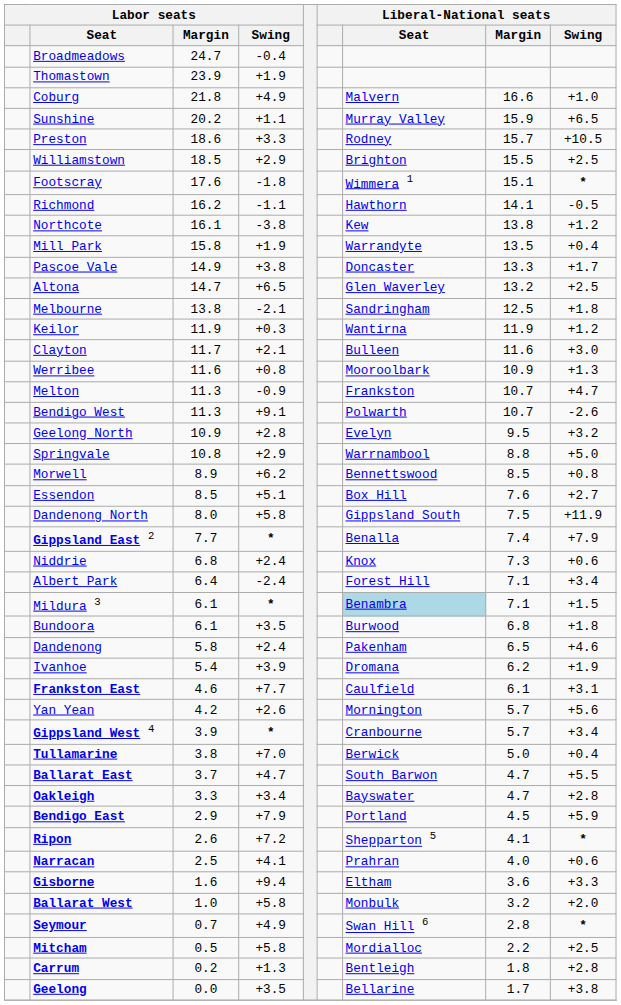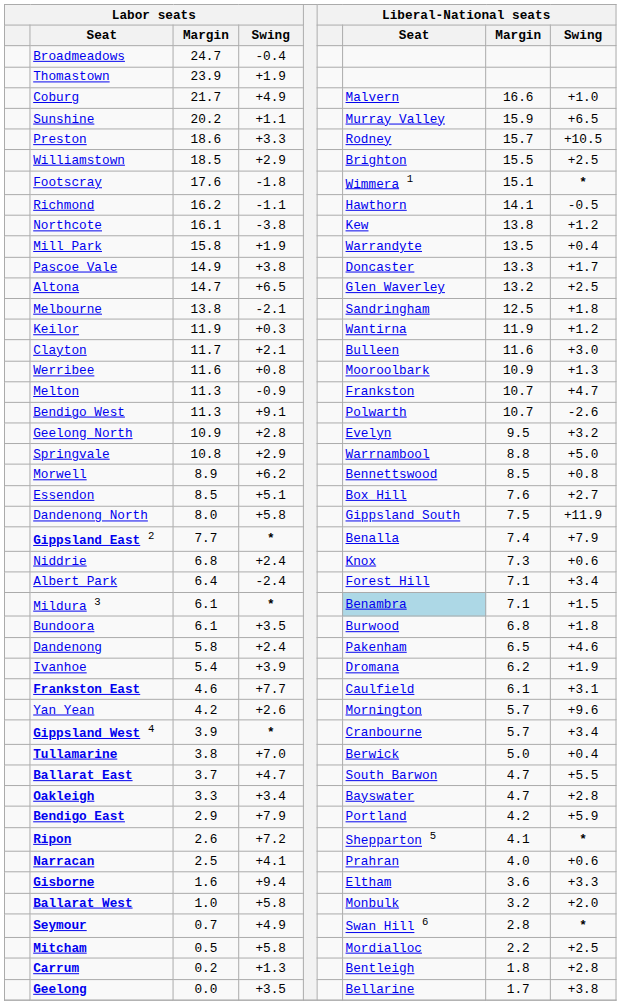(206, 98) 21.8 -> (206, 98) 21.7
(583, 710) +5.6 -> (583, 710) +9.6
(518, 817) 4.5 -> (518, 817) 4.2
